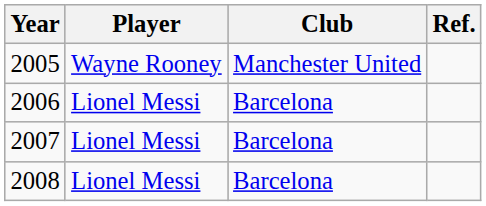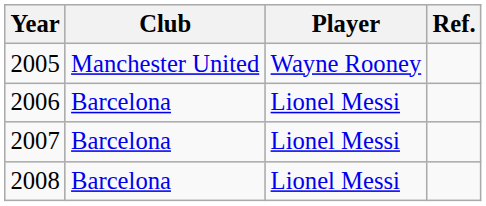columns swapped: (146, 24) <-> (327, 24)
